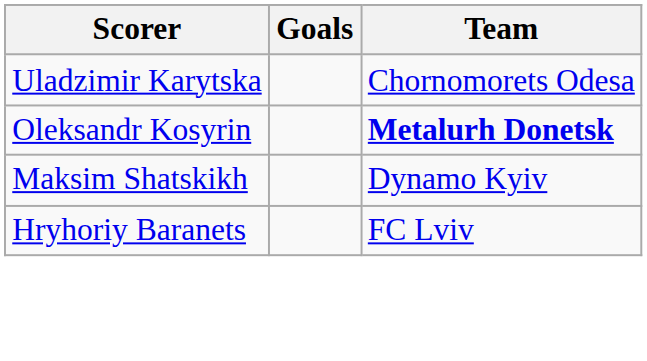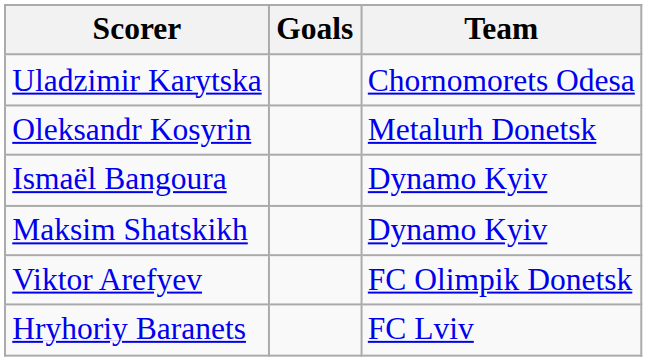(491, 129) bold -> (482, 129) normal
+ row: (119, 179)
+ row: (107, 279)
